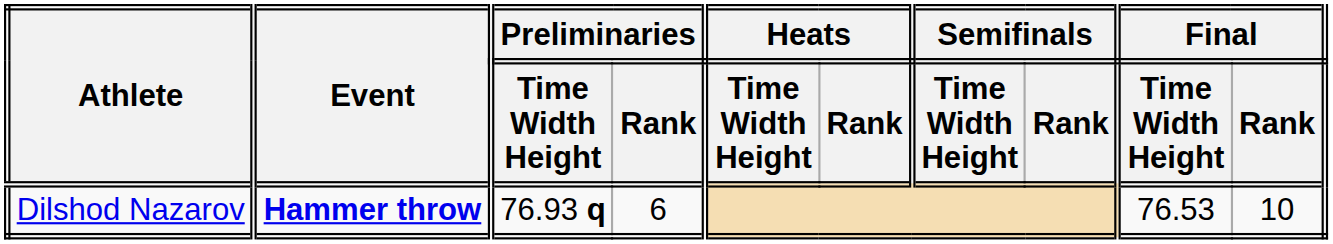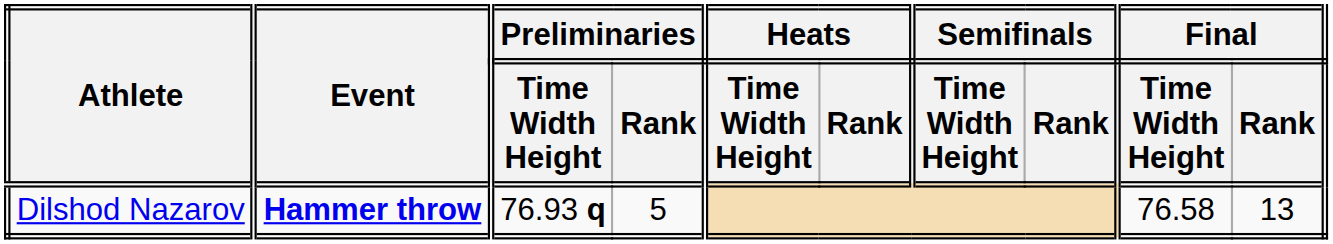(658, 210) 6 -> (658, 210) 5
(1176, 210) 76.53 -> (1176, 210) 76.58
(1277, 210) 10 -> (1277, 210) 13
